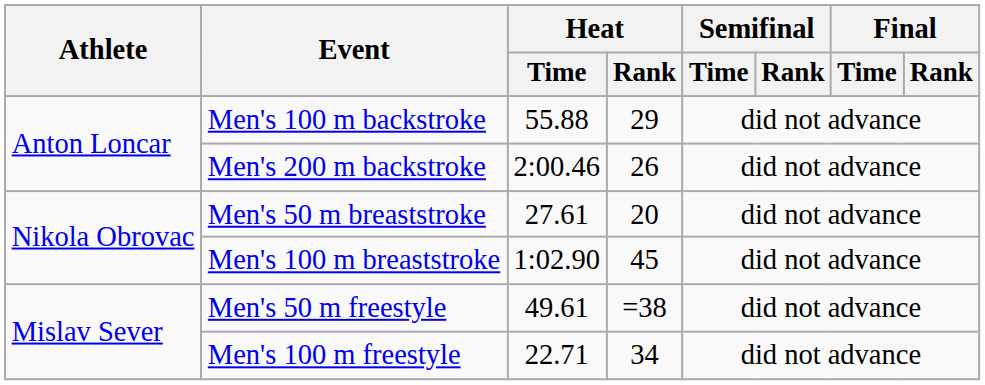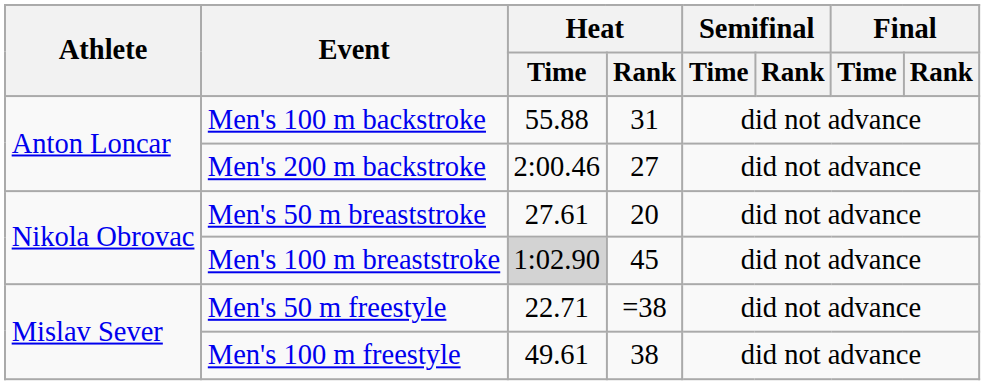(645, 119) 29 -> (645, 119) 31
(645, 166) 26 -> (645, 166) 27
(557, 260) no background -> (557, 260) lightgrey background
(557, 308) 49.61 -> (557, 308) 22.71
(557, 355) 22.71 -> (557, 355) 49.61
(645, 355) 34 -> (645, 355) 38
